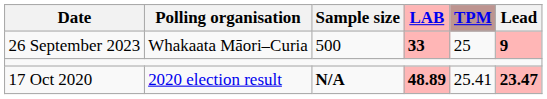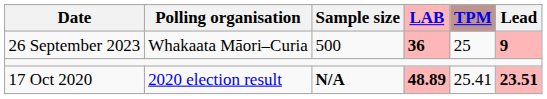(416, 44) 33 -> (416, 44) 36
(519, 79) 23.47 -> (519, 79) 23.51
